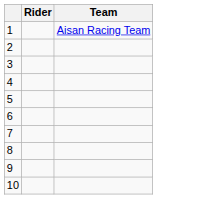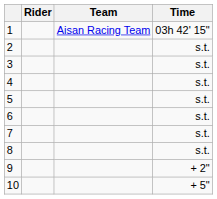+ column: (183, 13)
